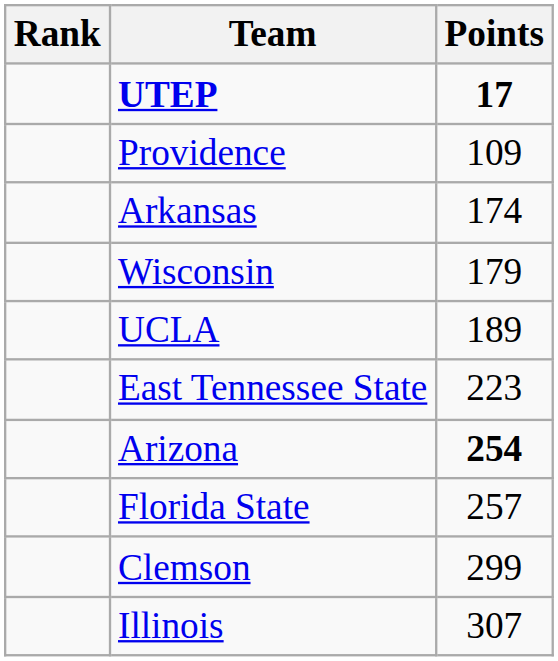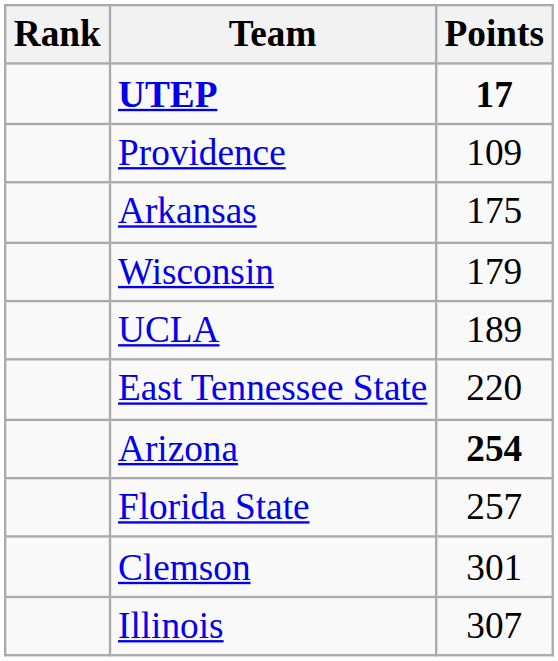(494, 211) 174 -> (494, 211) 175
(494, 388) 223 -> (494, 388) 220
(494, 566) 299 -> (494, 566) 301
